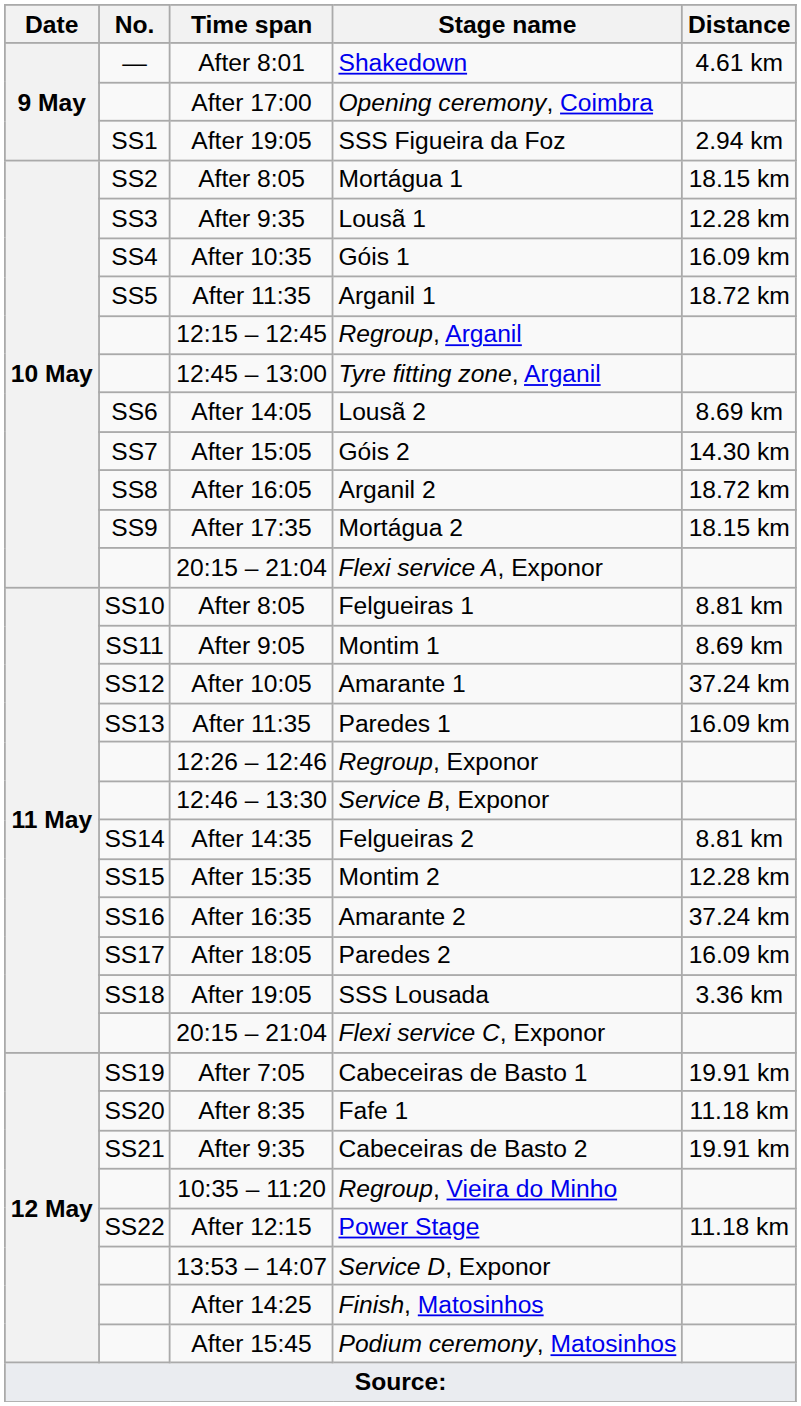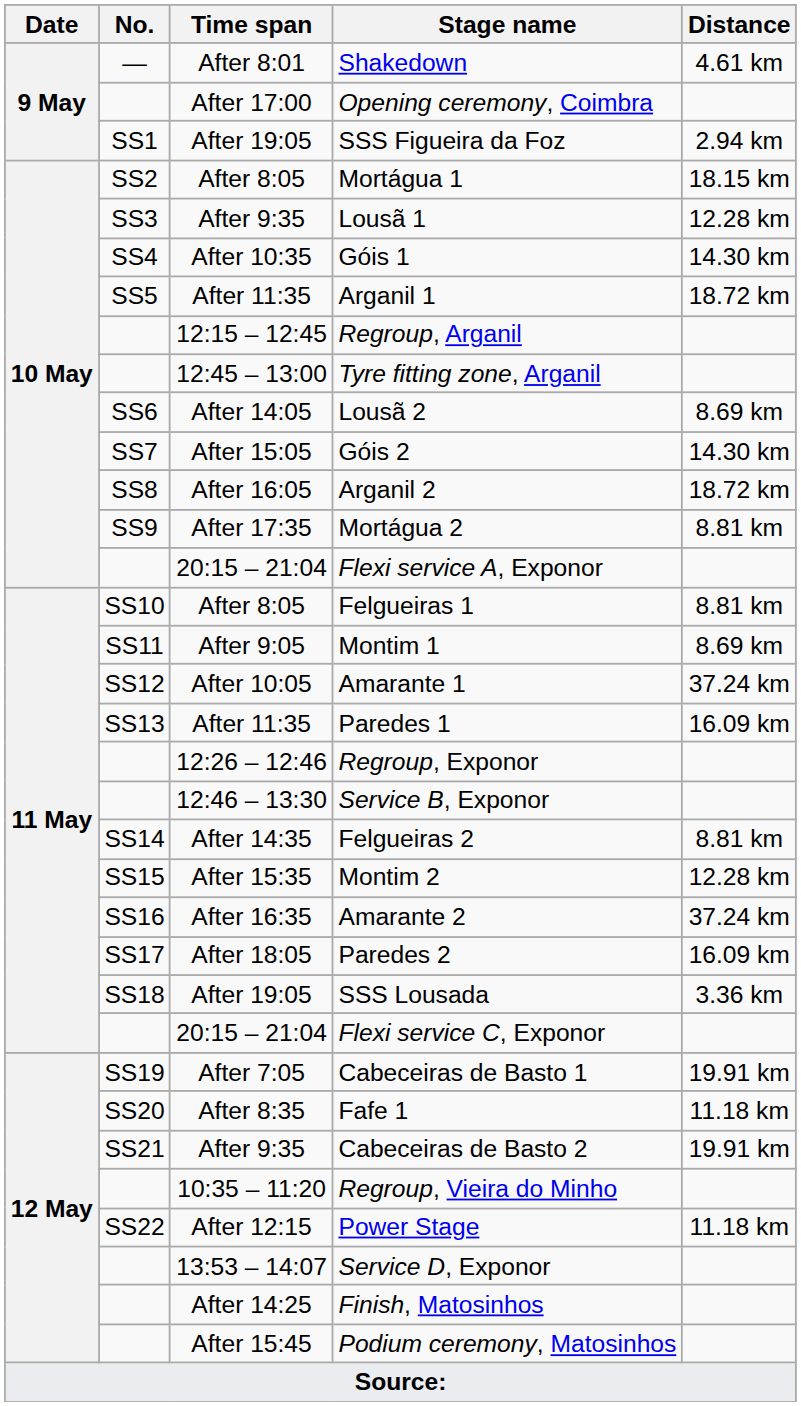(739, 257) 16.09 km -> (739, 257) 14.30 km
(739, 528) 18.15 km -> (739, 528) 8.81 km
